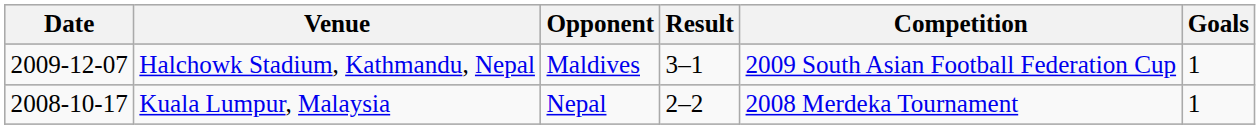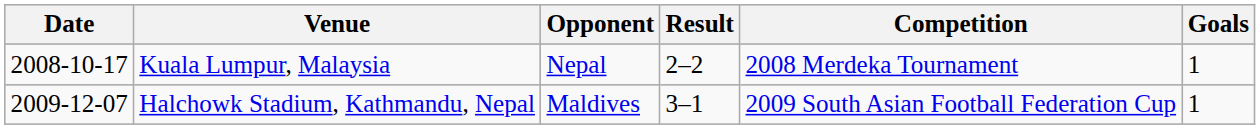rows swapped: (265, 104) <-> (337, 64)
